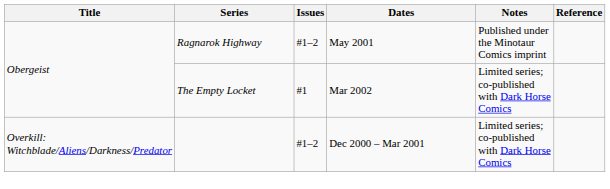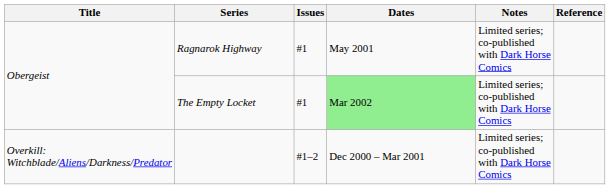(307, 42) #1–2 -> (302, 48) #1
(513, 42) Published under the Minotaur Comics imprint -> (514, 48) Limited series; co-published with Dark Horse Comics
(351, 90) no background -> (351, 102) lightgreen background
